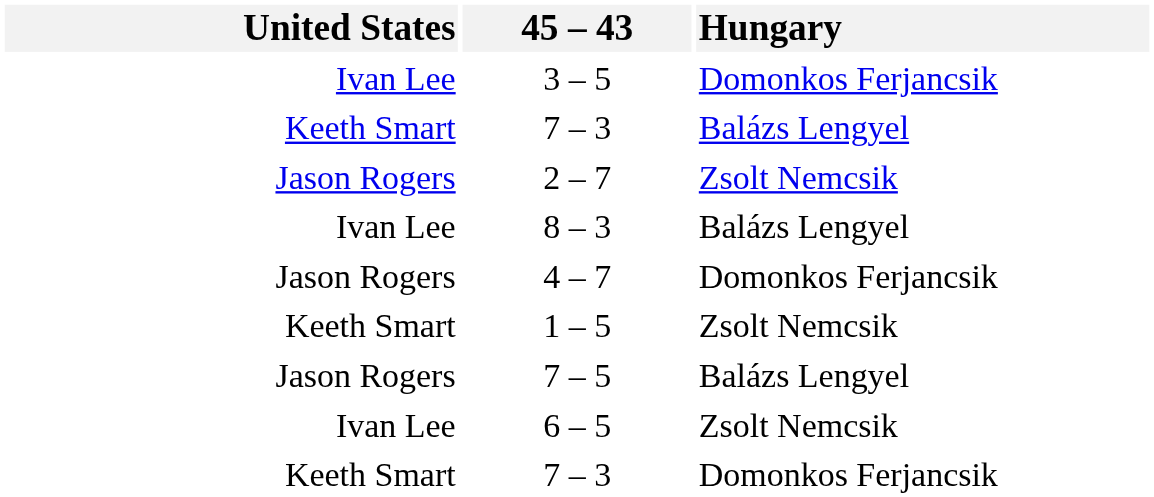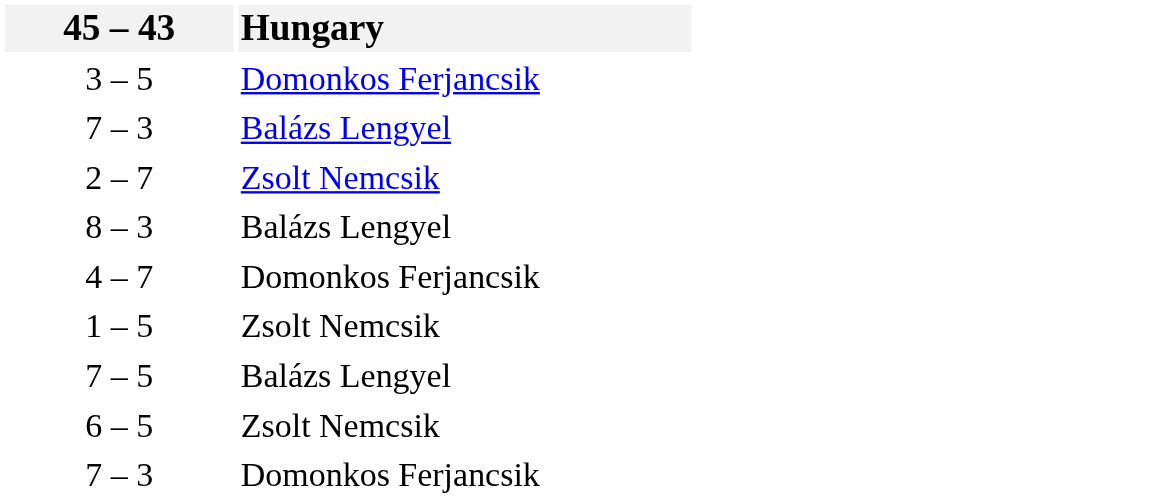- column: (349, 27)
